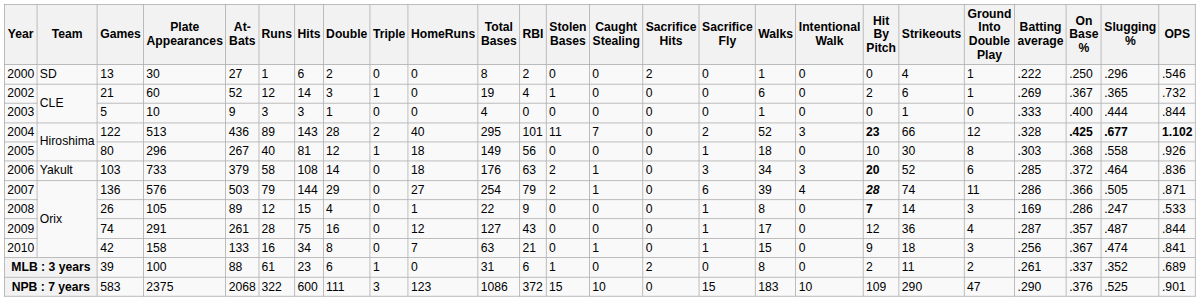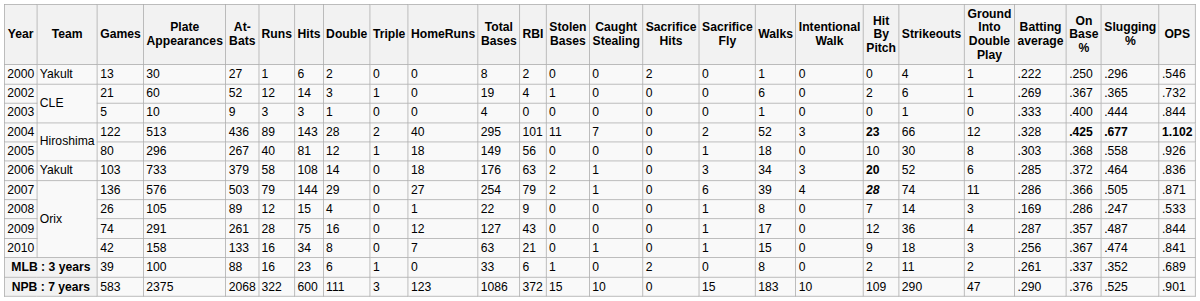(48, 74) SD -> (56, 74) Yakult
(869, 209) bold -> (869, 209) normal
(268, 267) 61 -> (268, 267) 16
(488, 267) 31 -> (488, 267) 33
